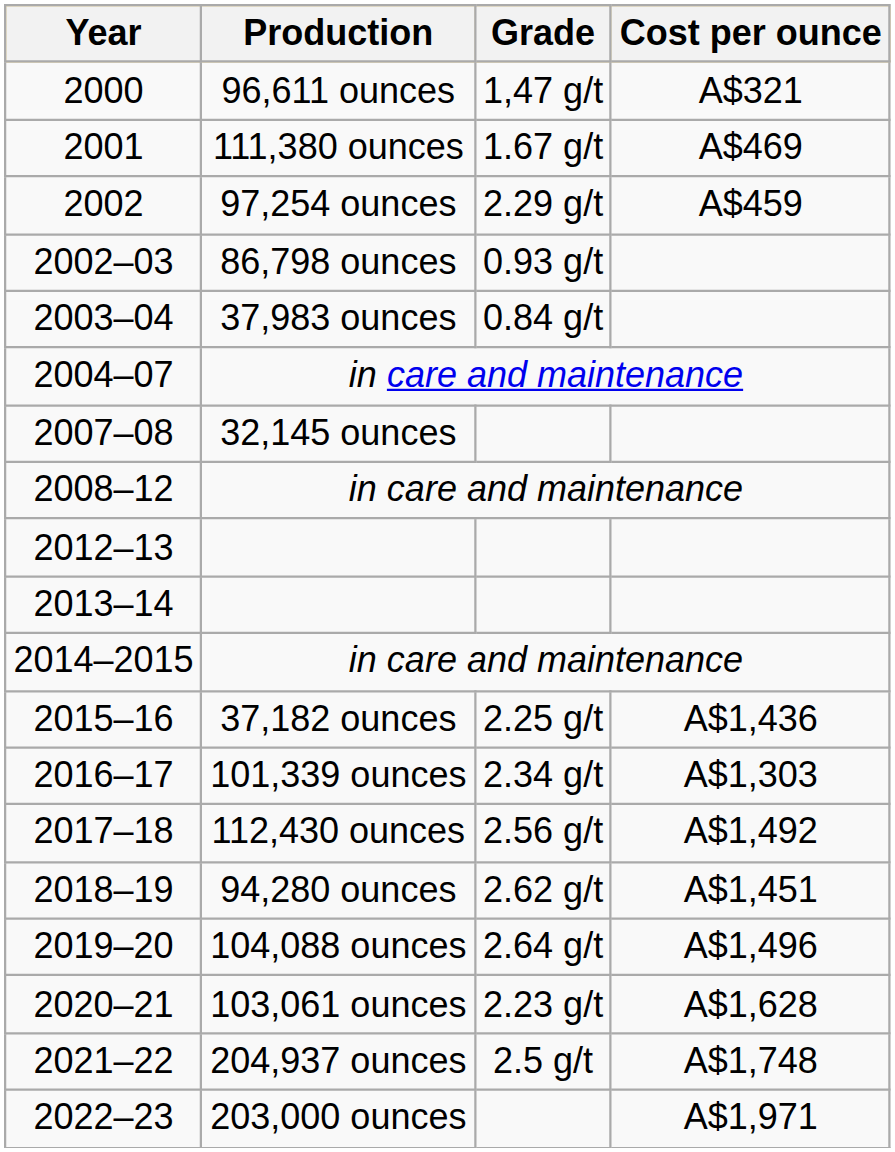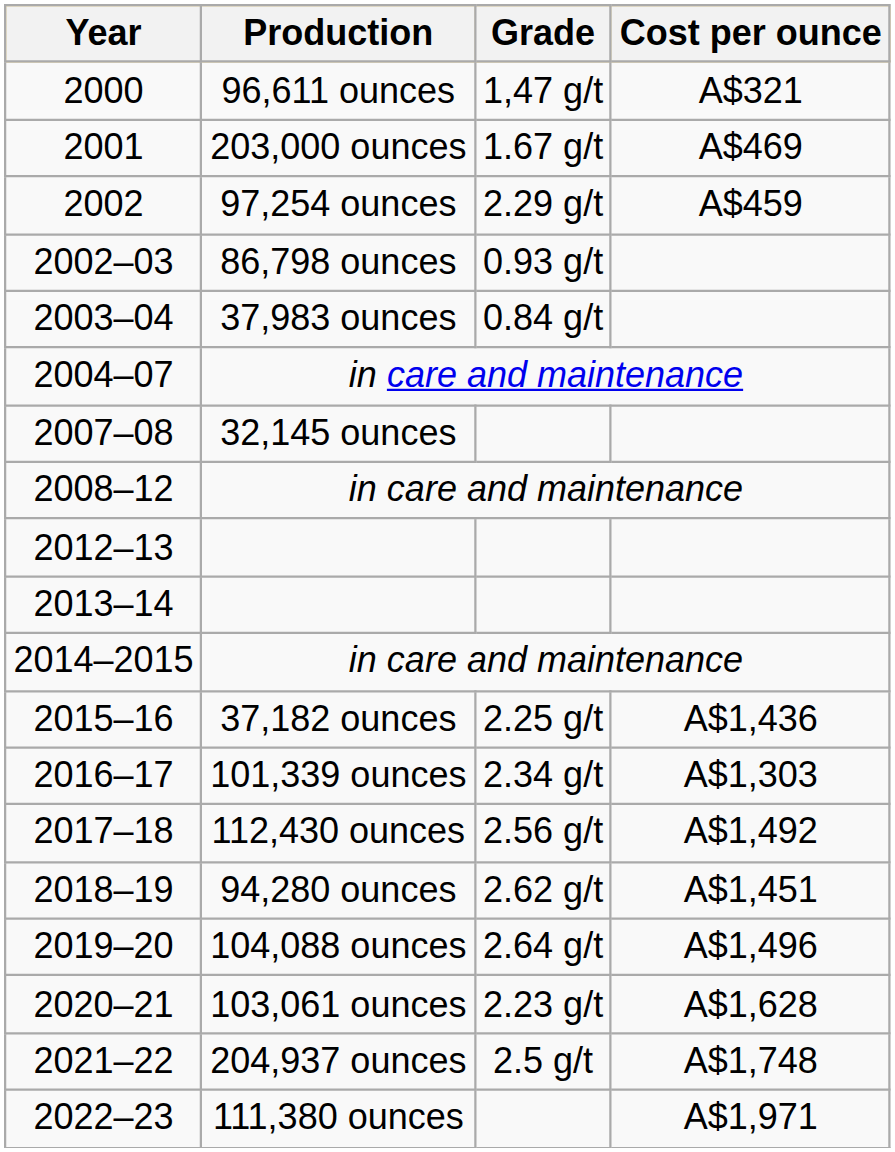(338, 147) 111,380 ounces -> (338, 147) 203,000 ounces
(338, 1117) 203,000 ounces -> (338, 1117) 111,380 ounces
